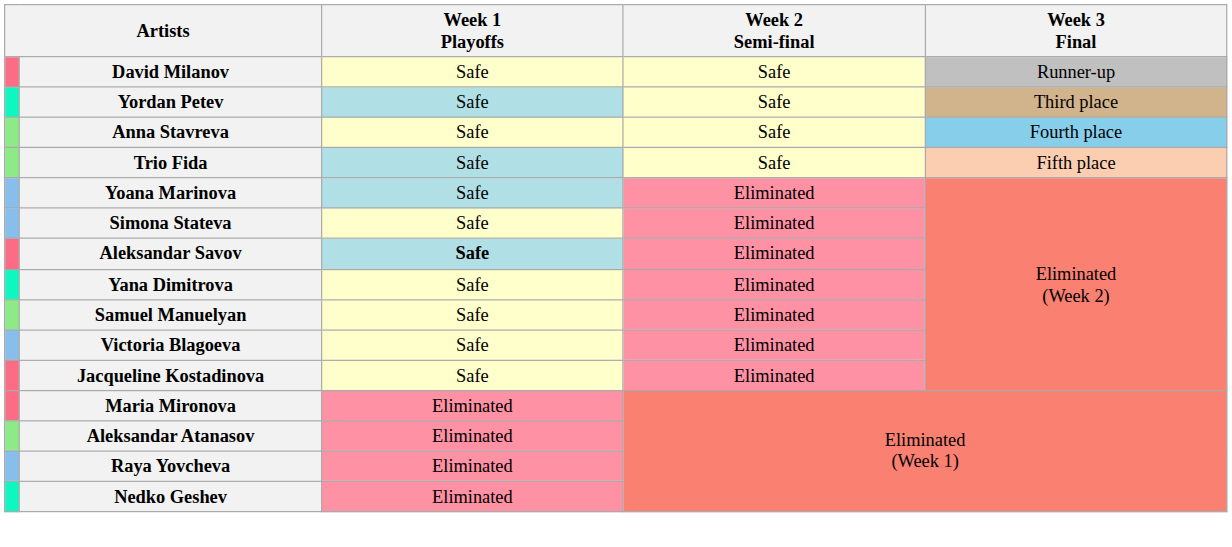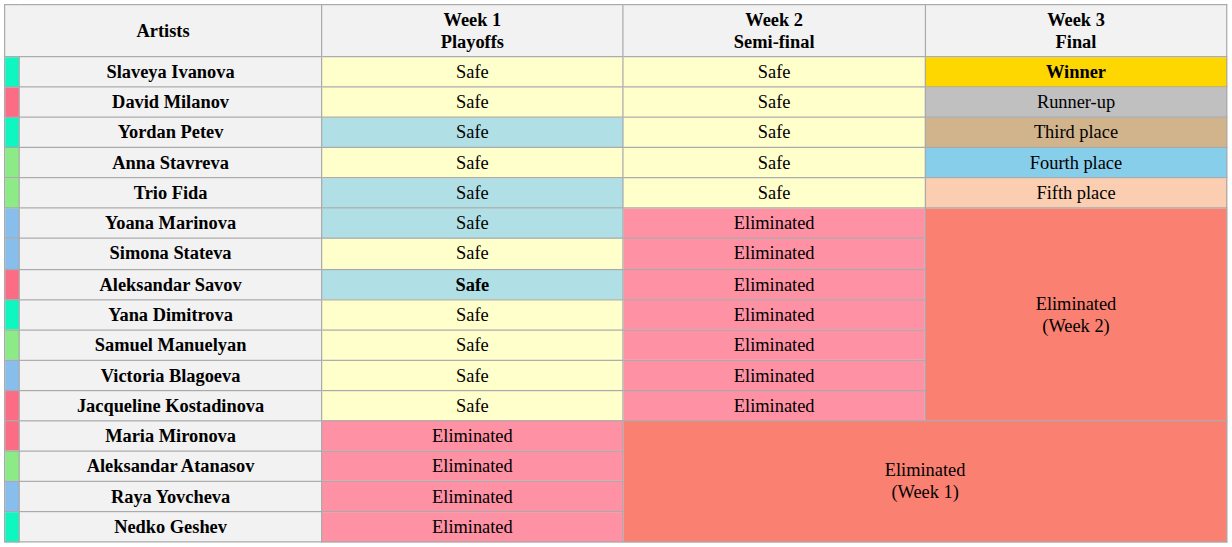+ row: (171, 71)
